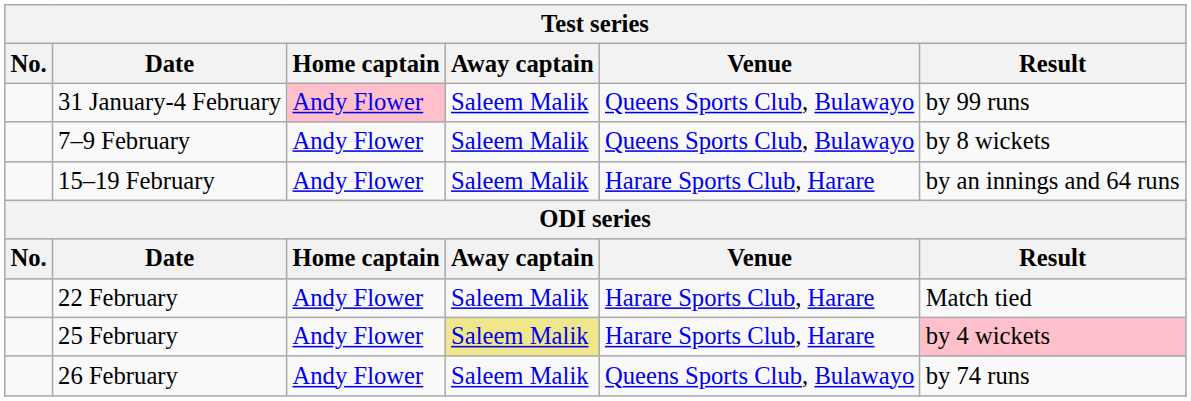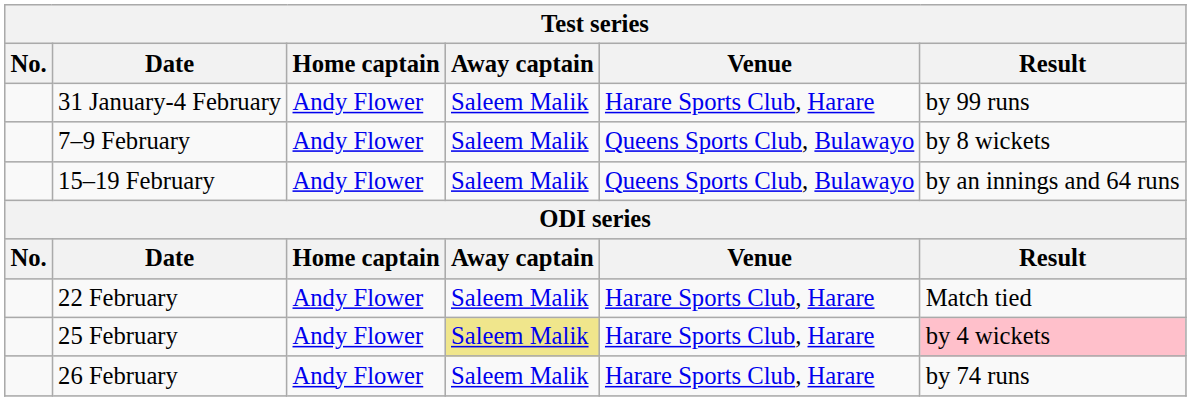(358, 102) pink background -> (358, 102) no background
(760, 102) Queens Sports Club, Bulawayo -> (740, 102) Harare Sports Club, Harare
(740, 180) Harare Sports Club, Harare -> (760, 180) Queens Sports Club, Bulawayo
(760, 375) Queens Sports Club, Bulawayo -> (740, 375) Harare Sports Club, Harare
